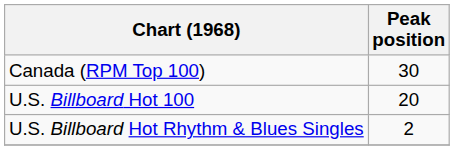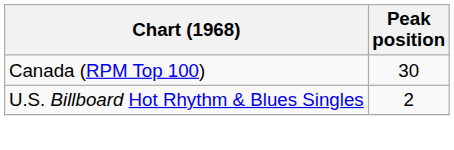- row: (102, 99)
